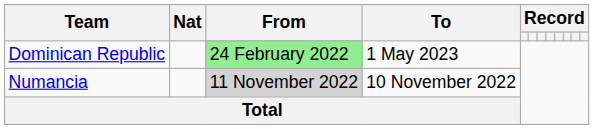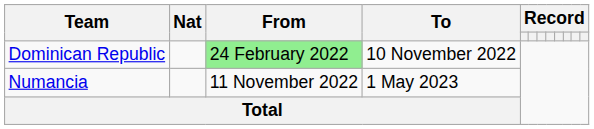(412, 54) 1 May 2023 -> (441, 54) 10 November 2022
(284, 82) lightgrey background -> (284, 82) no background
(441, 82) 10 November 2022 -> (412, 82) 1 May 2023
